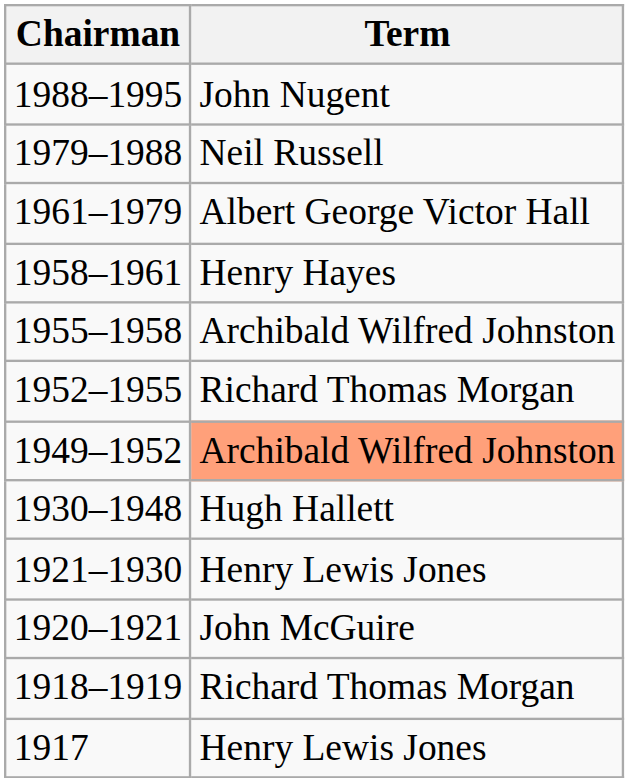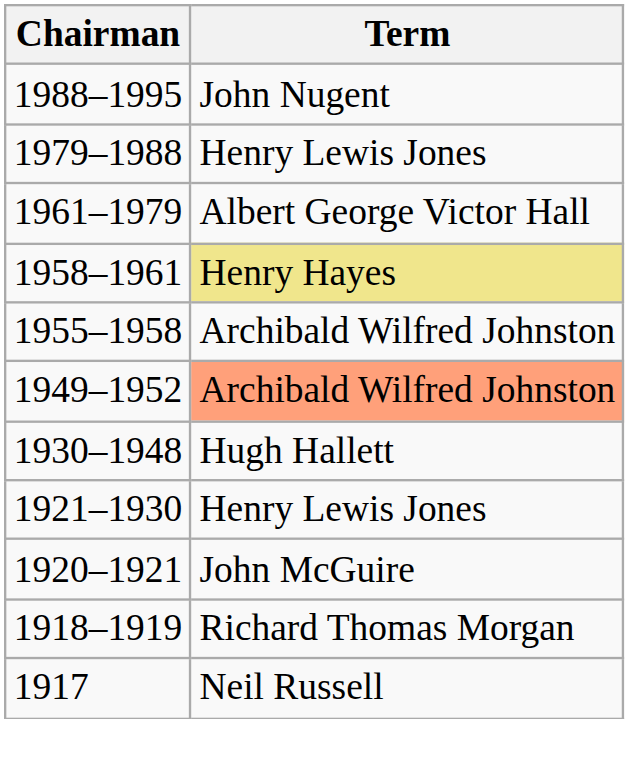(292, 152) Neil Russell -> (343, 152) Henry Lewis Jones
(298, 271) no background -> (298, 271) khaki background
- row: (98, 390)
(343, 746) Henry Lewis Jones -> (292, 687) Neil Russell
